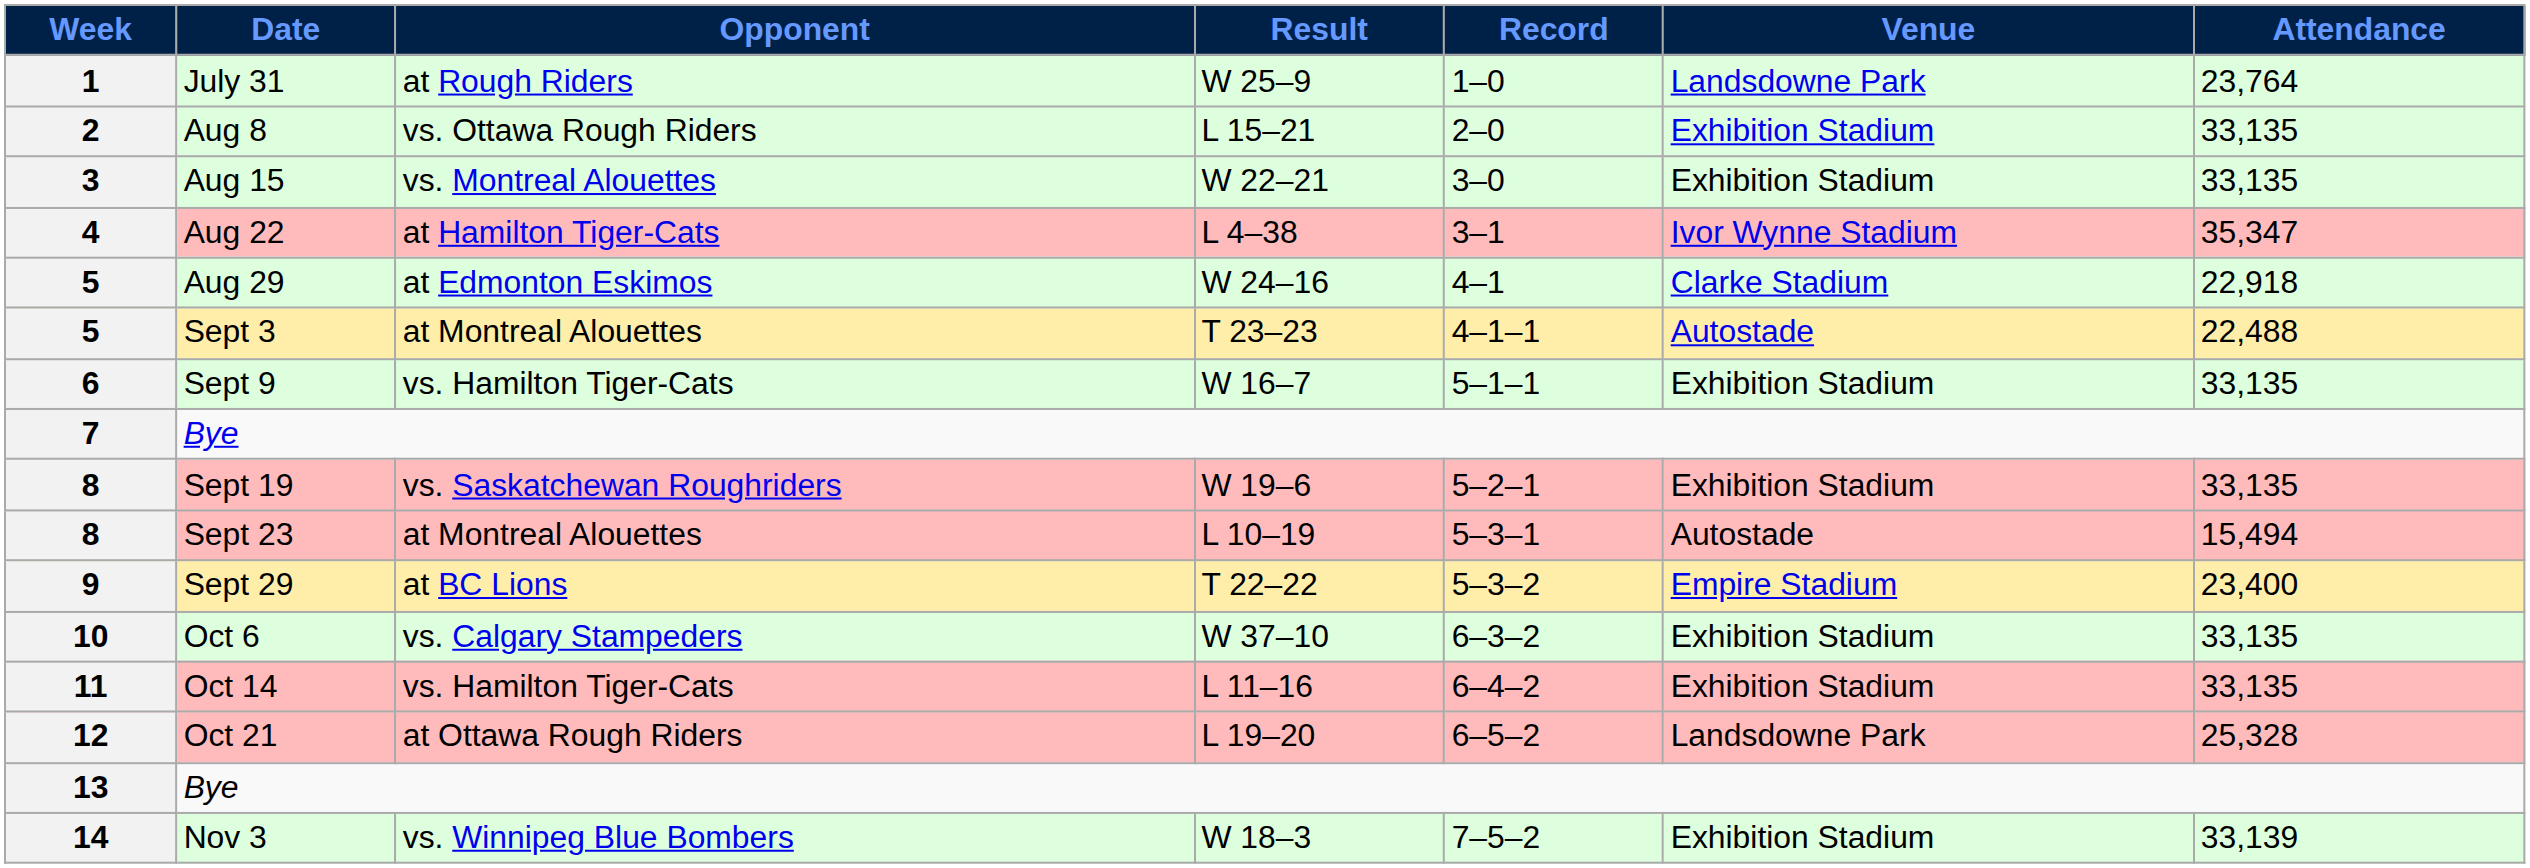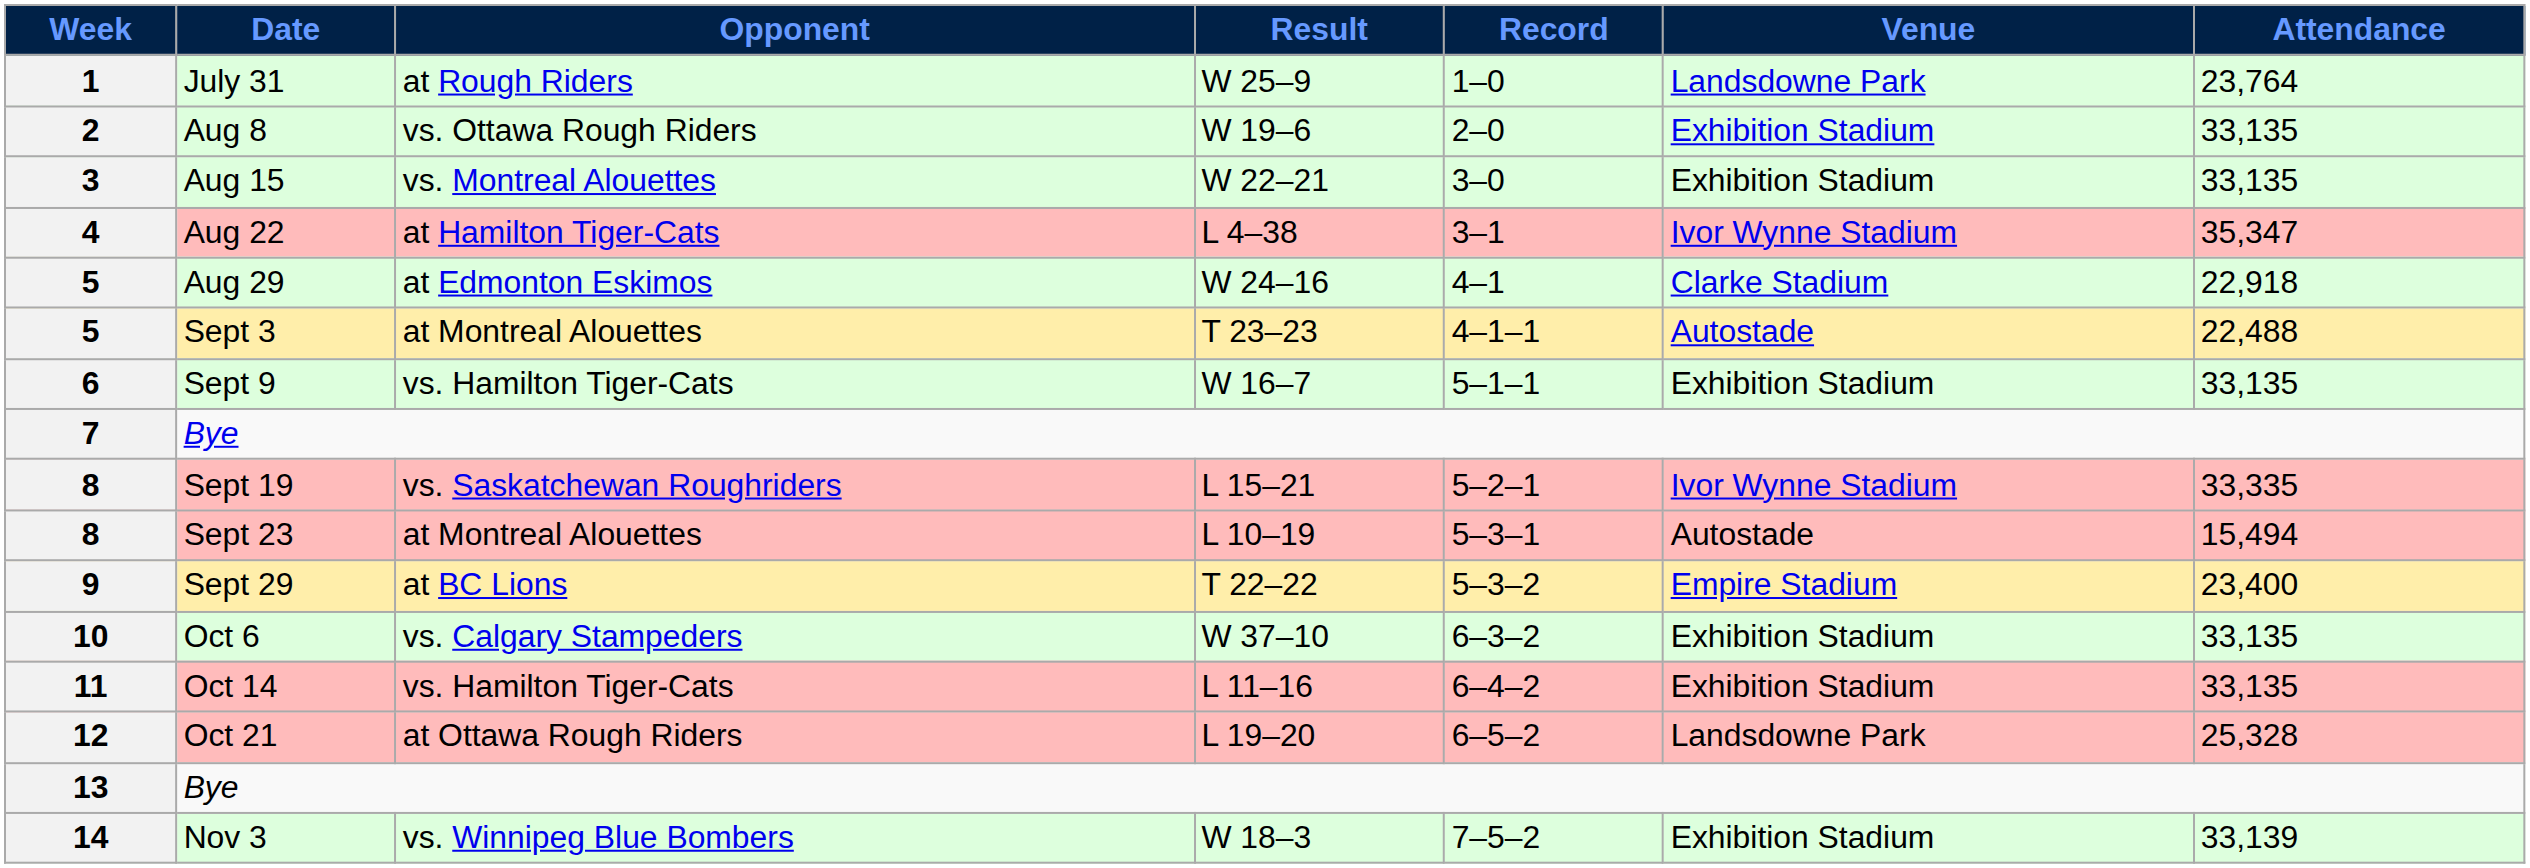(1258, 130) L 15–21 -> (1256, 130) W 19–6
(1256, 484) W 19–6 -> (1258, 484) L 15–21
(1803, 484) Exhibition Stadium -> (1814, 484) Ivor Wynne Stadium
(2249, 484) 33,135 -> (2249, 484) 33,335
